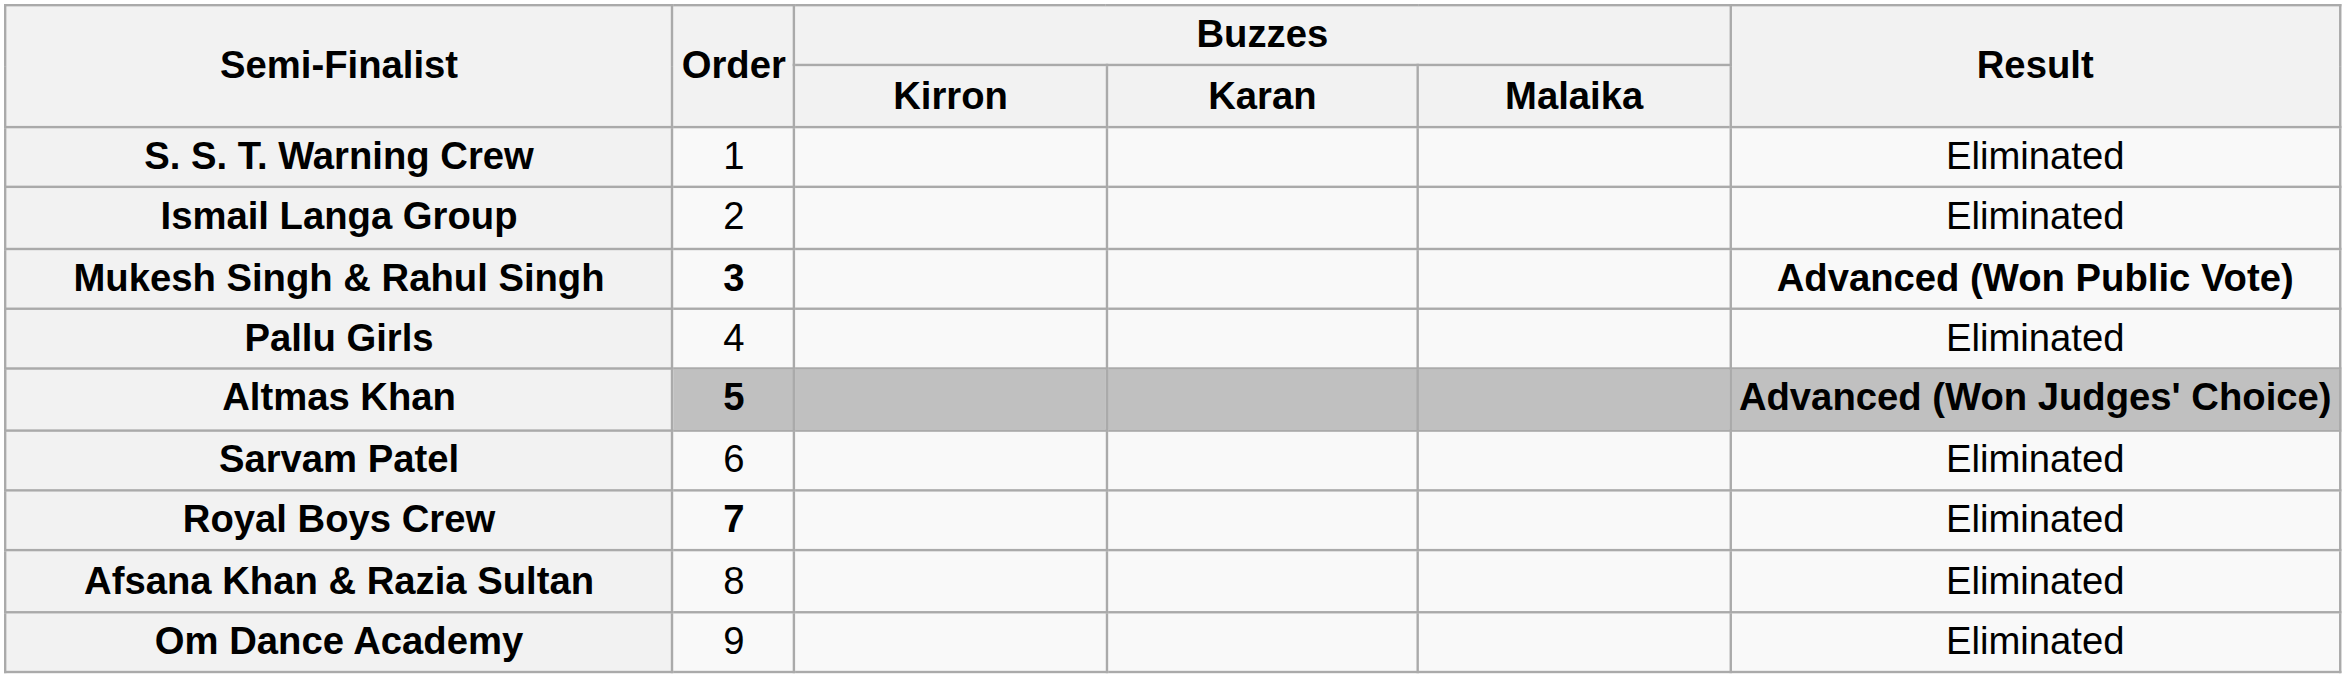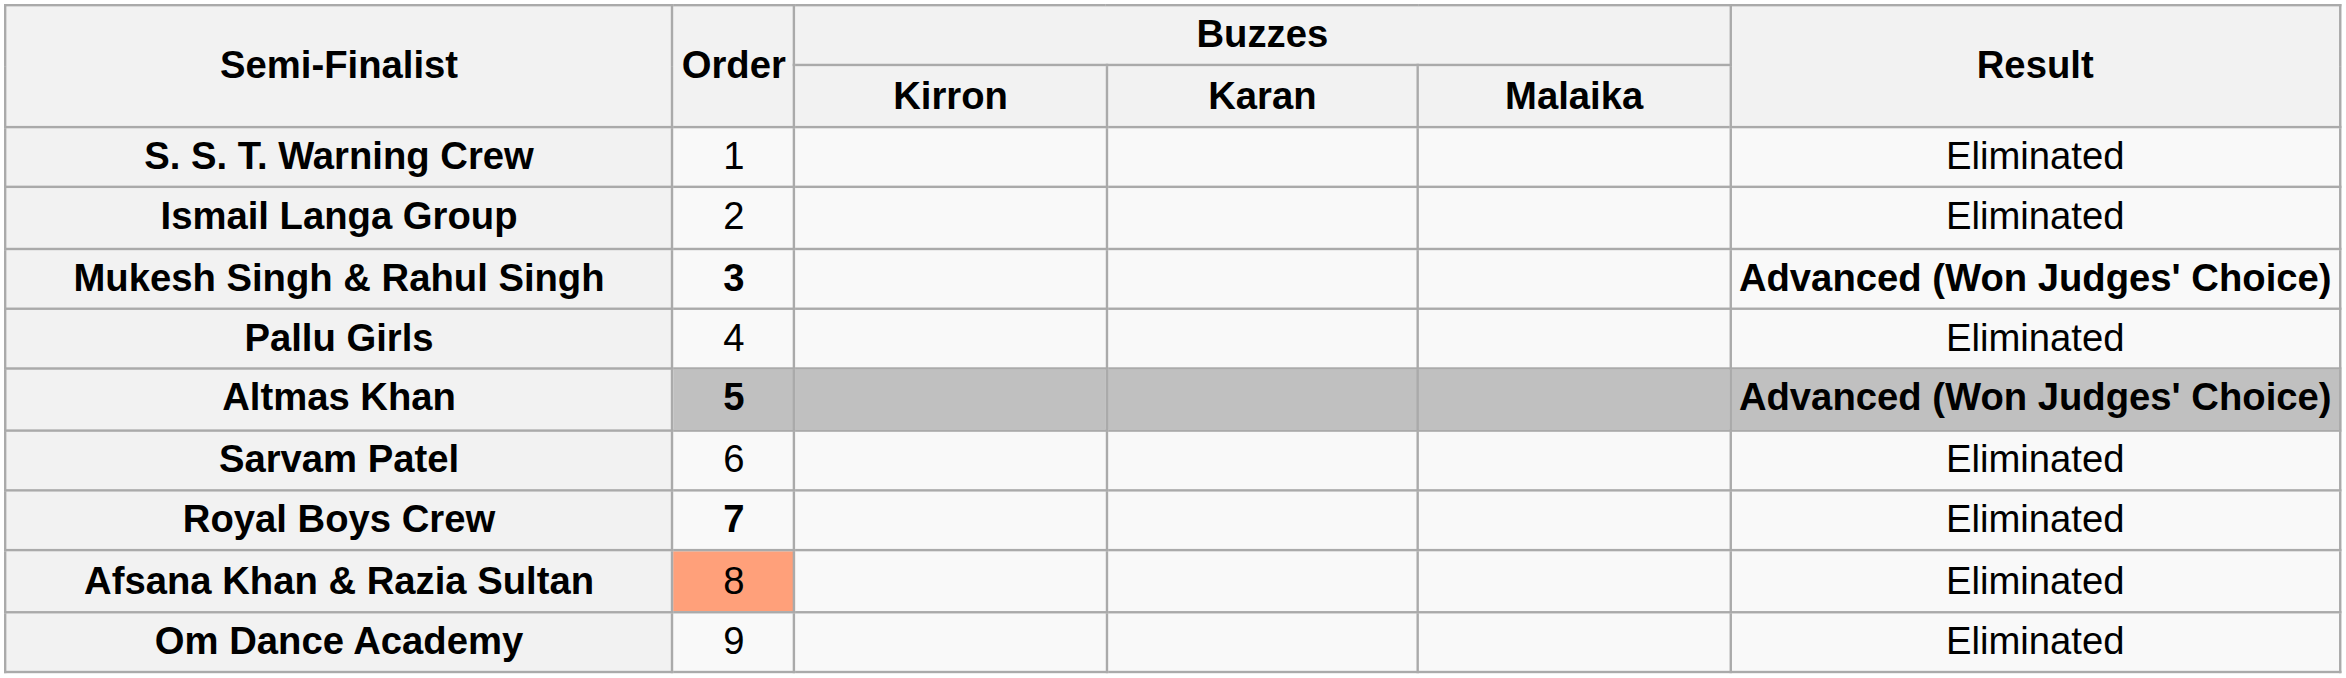(2035, 277) Advanced (Won Public Vote) -> (2035, 277) Advanced (Won Judges' Choice)
(734, 580) no background -> (734, 580) lightsalmon background
